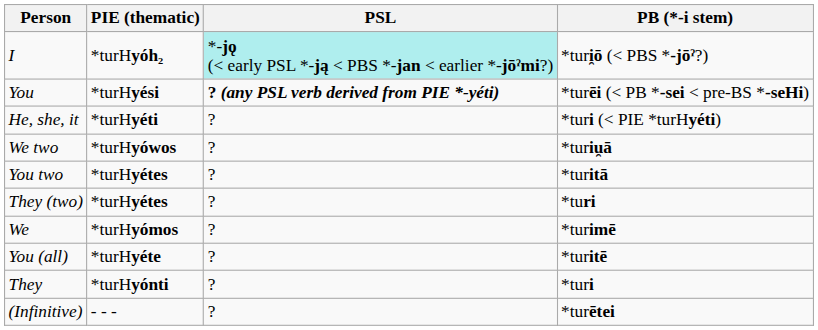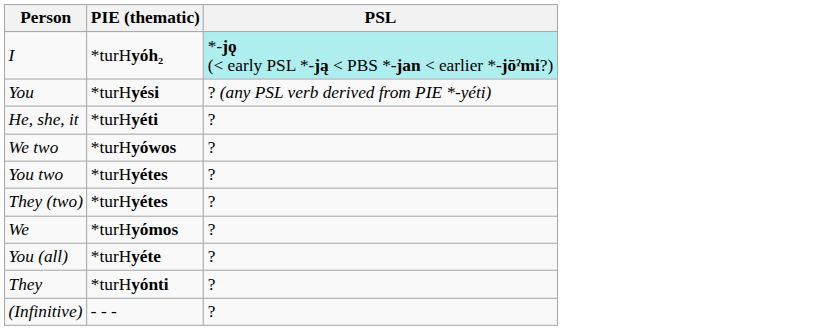- column: (685, 18)
(354, 92) bold -> (350, 92) normal
